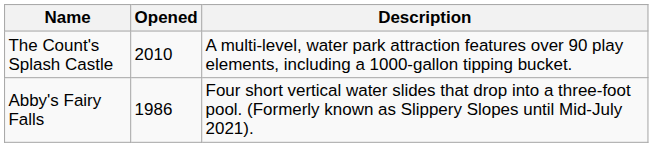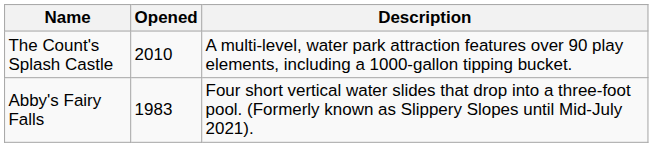(153, 109) 1986 -> (153, 109) 1983
